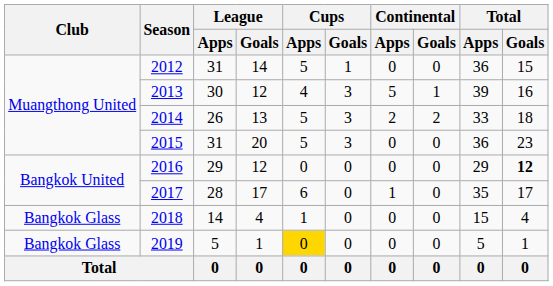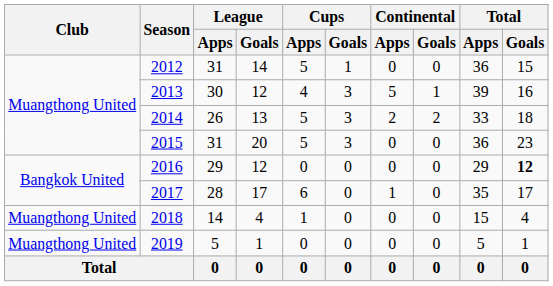(72, 218) Bangkok Glass -> (72, 218) Muangthong United
(72, 243) Bangkok Glass -> (72, 243) Muangthong United
(304, 243) gold background -> (304, 243) no background
